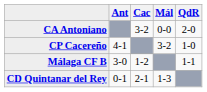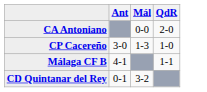- column: (142, 12)
(120, 45) 4-1 -> (120, 45) 3-0
(164, 45) 3-2 -> (142, 45) 1-3
(120, 62) 3-0 -> (120, 62) 4-1
(164, 78) 1-3 -> (142, 78) 3-2
